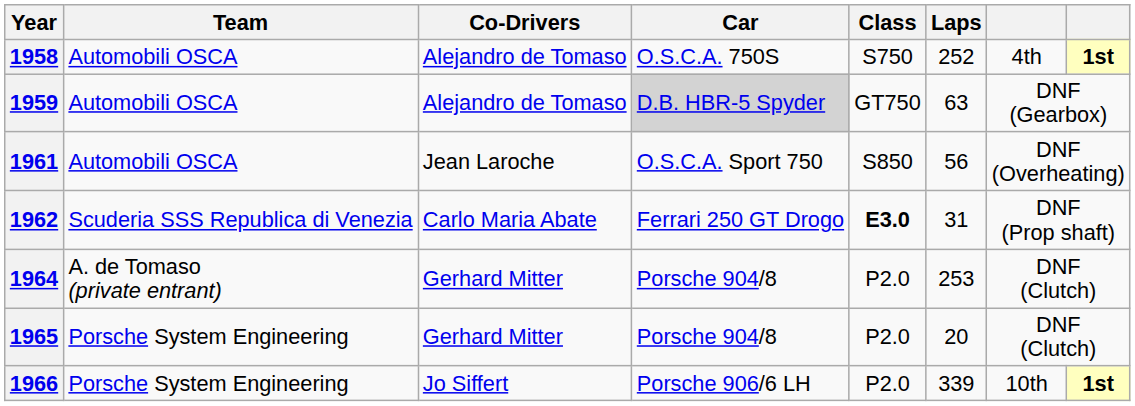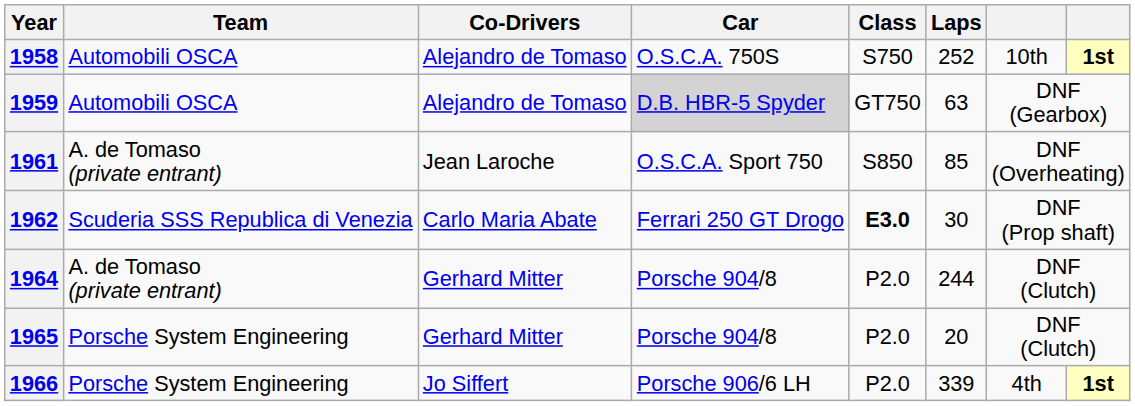(1027, 57) 4th -> (1027, 57) 10th
(153, 162) Automobili OSCA -> (145, 162) A. de Tomaso (private entrant)
(956, 162) 56 -> (956, 162) 85
(956, 220) 31 -> (956, 220) 30
(956, 279) 253 -> (956, 279) 244
(1027, 384) 10th -> (1027, 384) 4th
